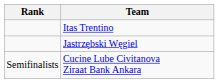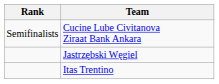rows swapped: (88, 28) <-> (111, 65)
